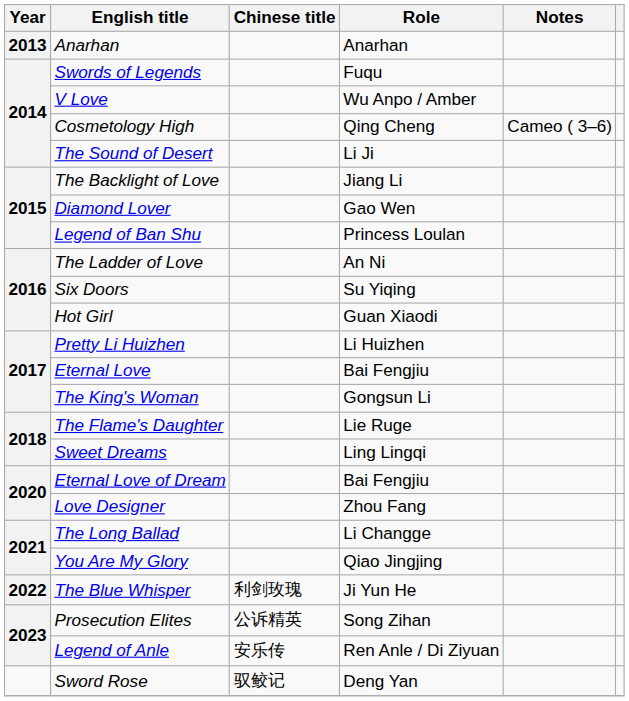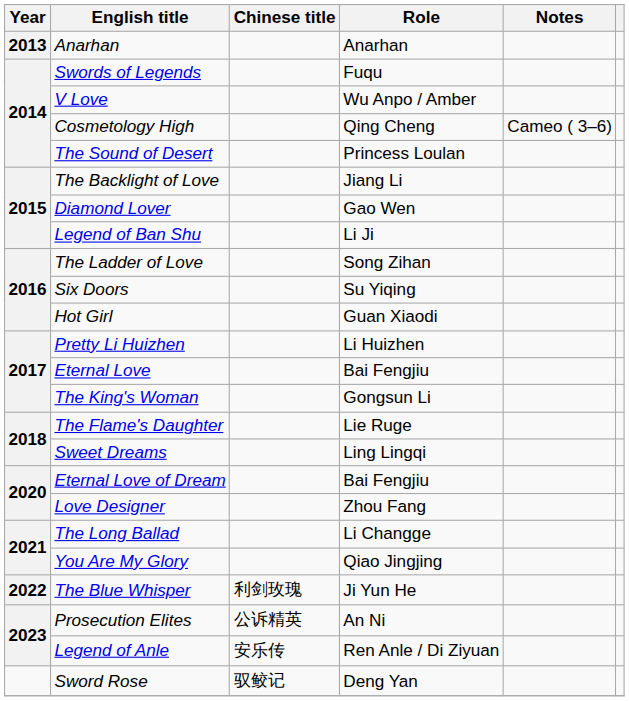(359, 153) Li Ji -> (404, 153) Princess Loulan
(404, 235) Princess Loulan -> (359, 235) Li Ji
(364, 262) An Ni -> (387, 262) Song Zihan
(387, 620) Song Zihan -> (364, 620) An Ni
